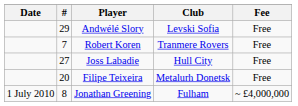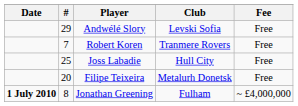(64, 61) 27 -> (66, 61) 25
(31, 93) normal -> (31, 93) bold
